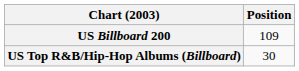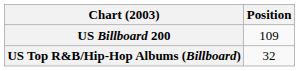(269, 55) 30 -> (269, 55) 32
